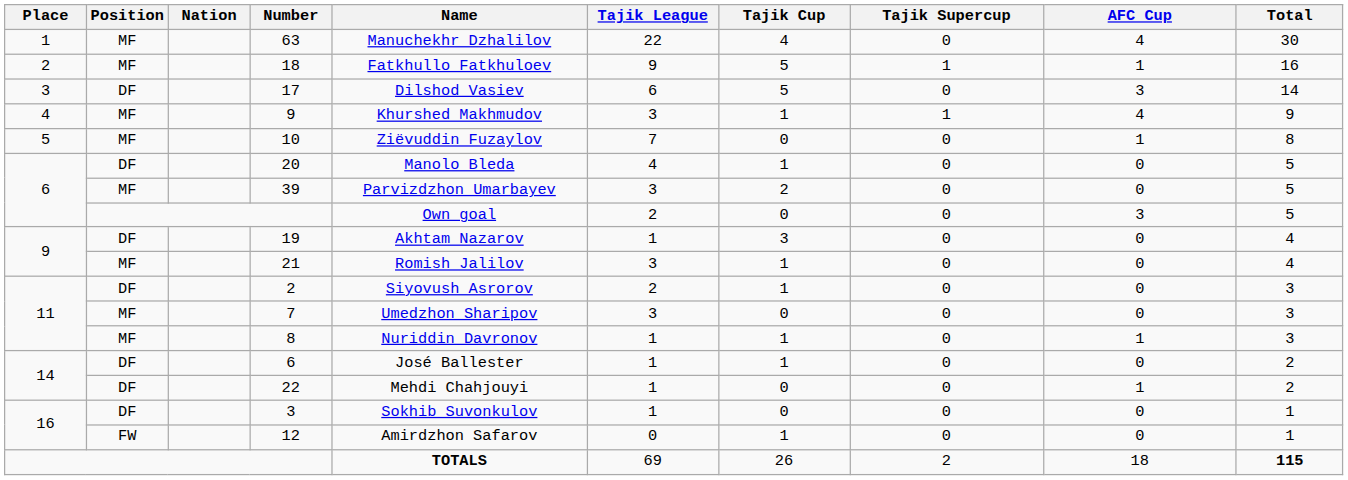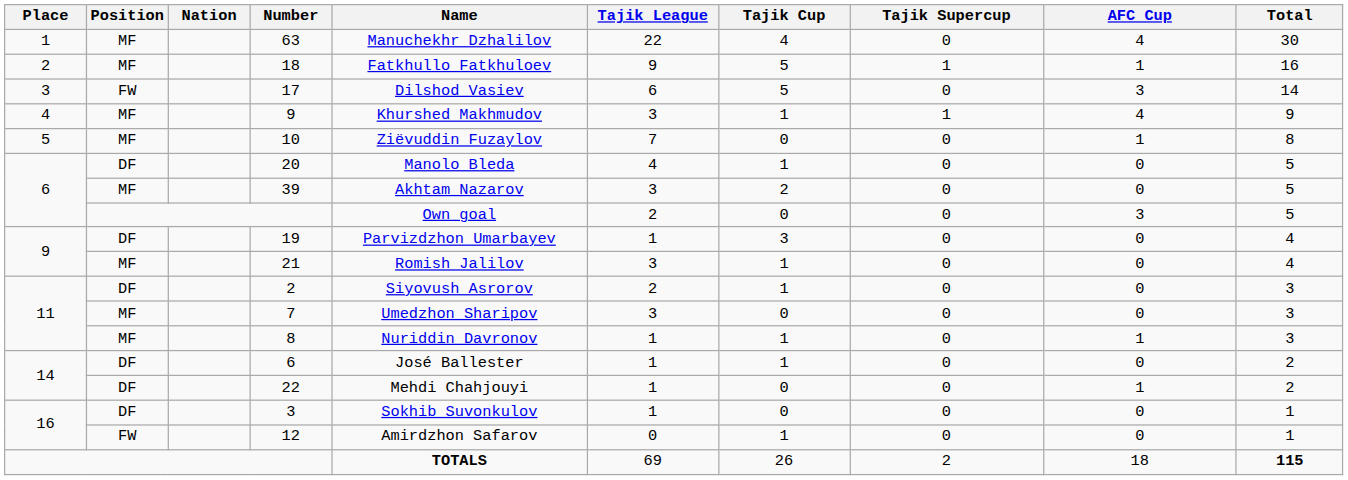(127, 91) DF -> (127, 91) FW
(459, 190) Parvizdzhon Umarbayev -> (459, 190) Akhtam Nazarov
(459, 240) Akhtam Nazarov -> (459, 240) Parvizdzhon Umarbayev
